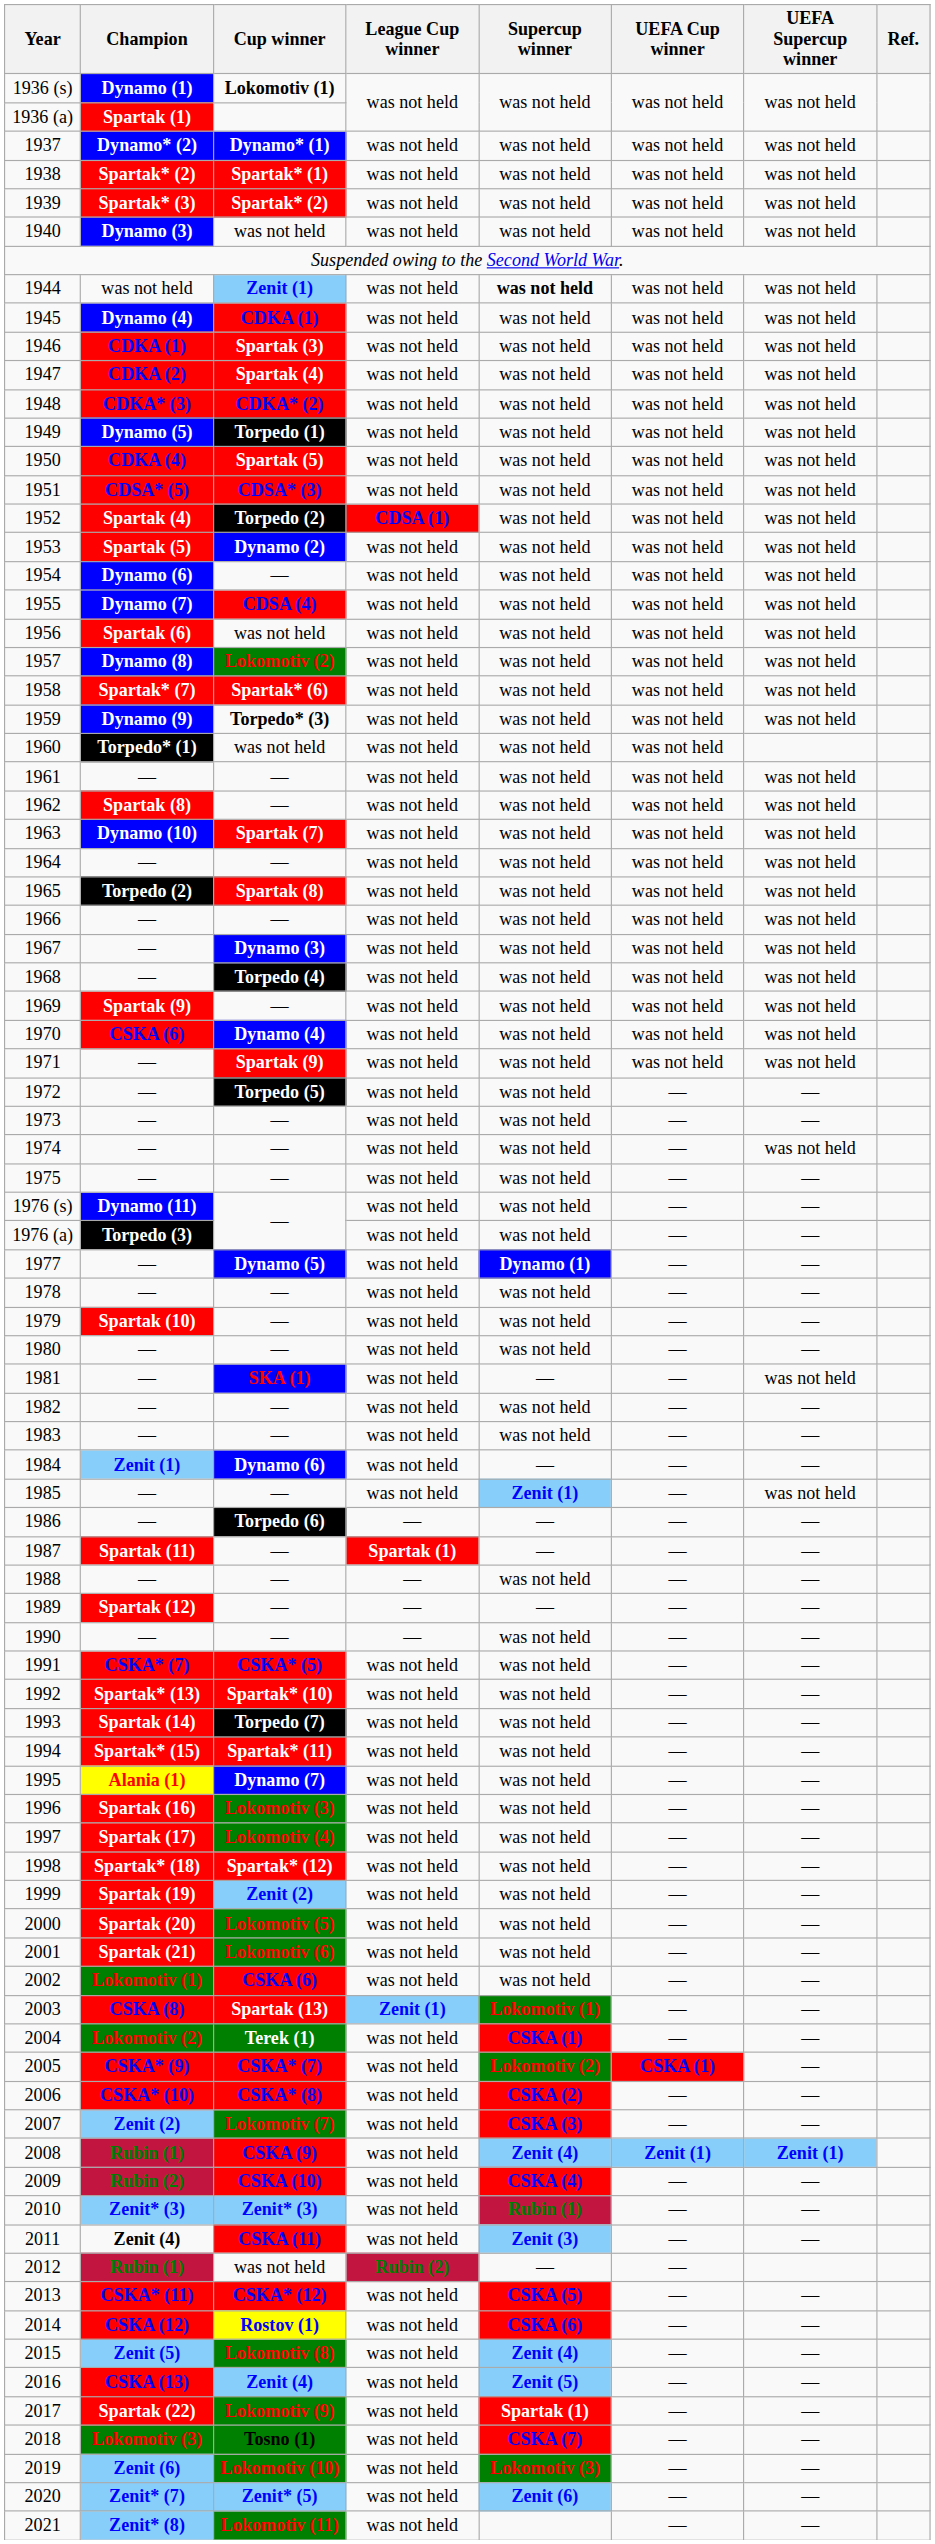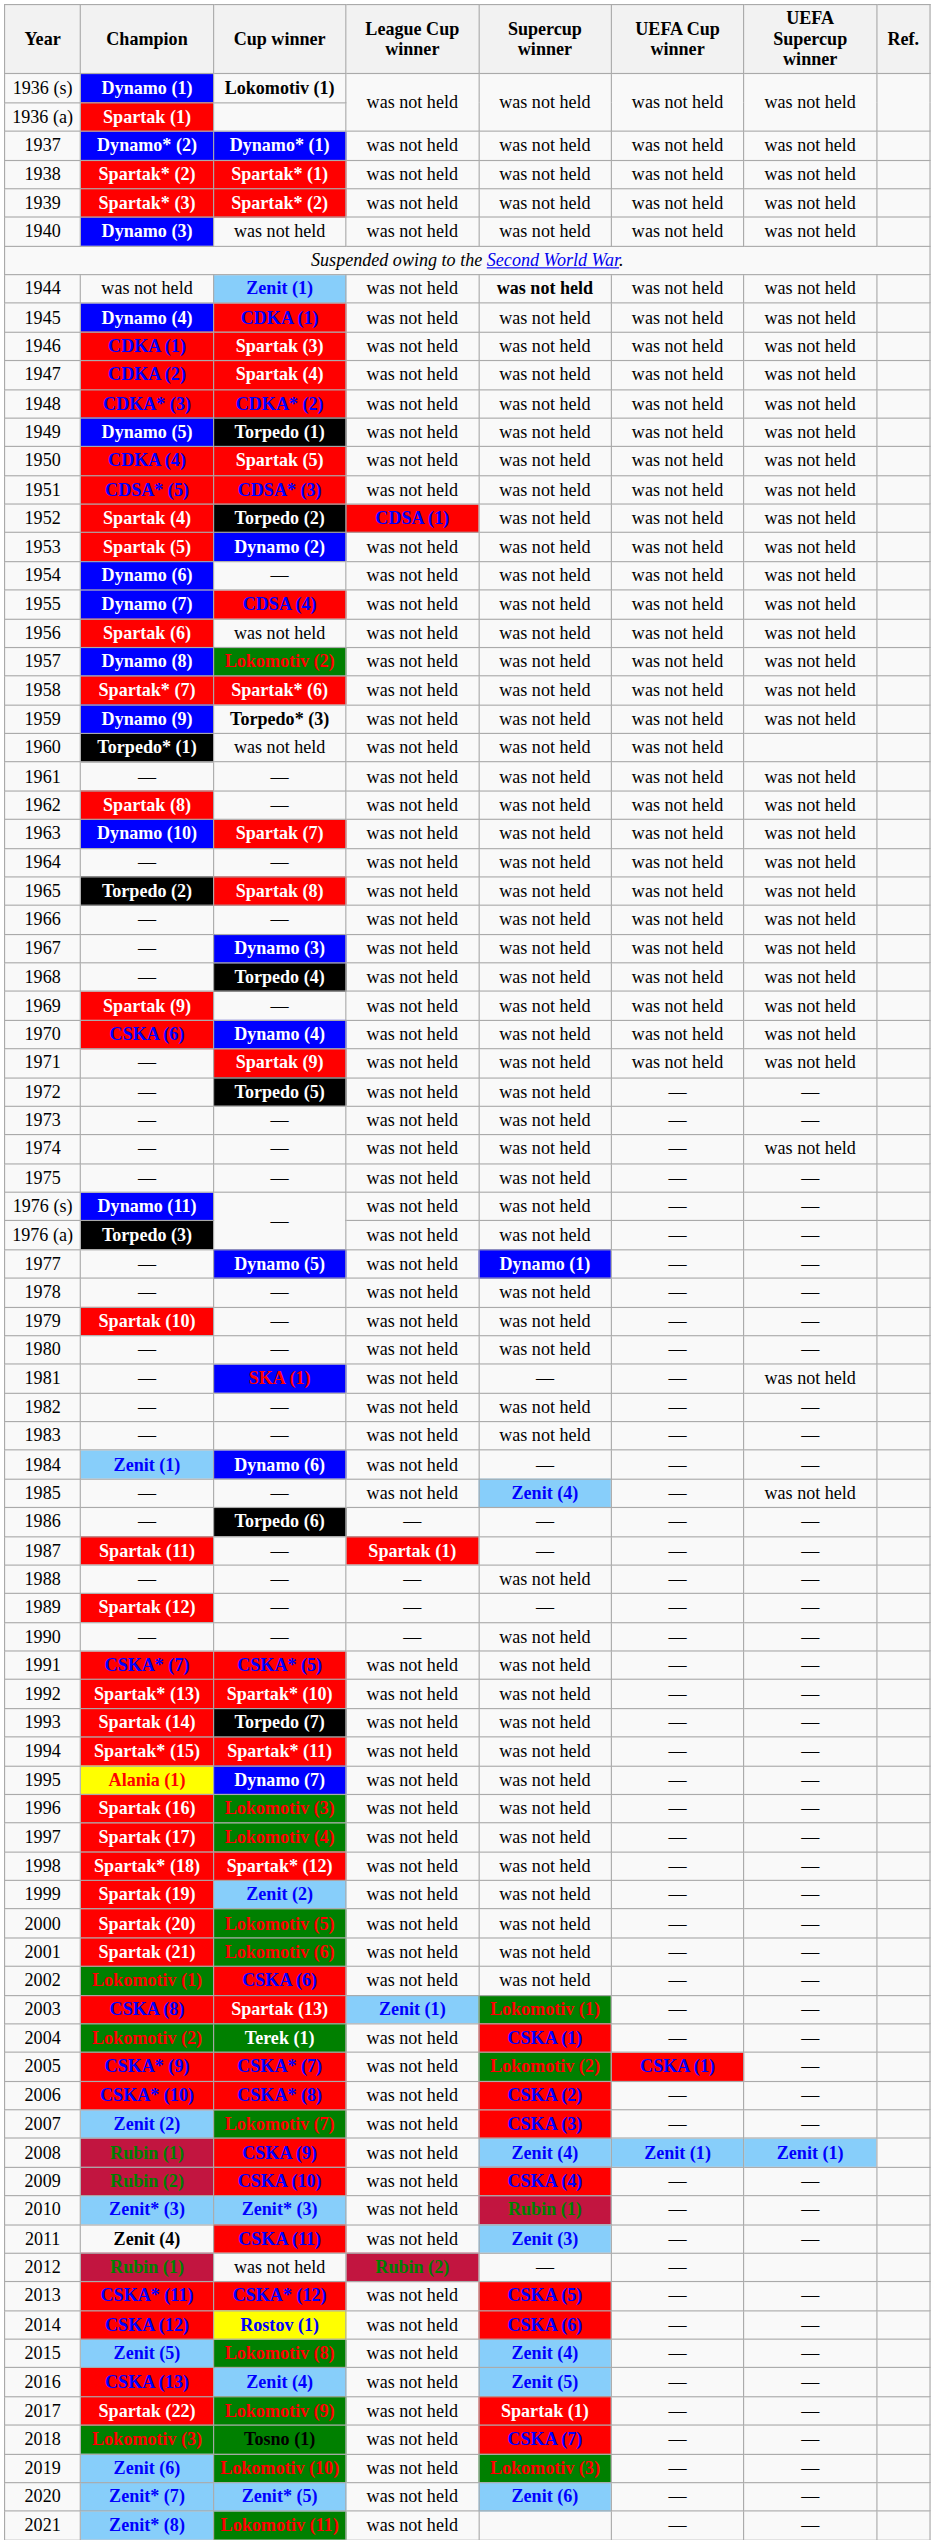(545, 1493) Zenit (1) -> (545, 1493) Zenit (4)
